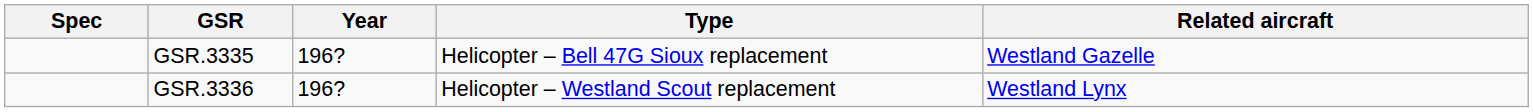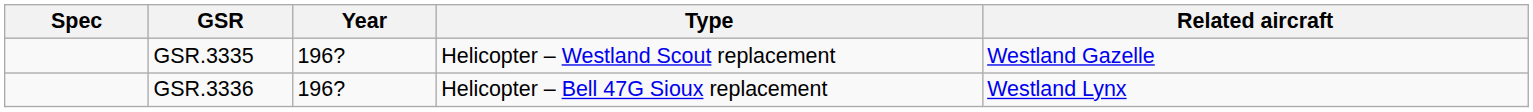(634, 55) Helicopter – Bell 47G Sioux replacement -> (638, 55) Helicopter – Westland Scout replacement
(638, 89) Helicopter – Westland Scout replacement -> (634, 89) Helicopter – Bell 47G Sioux replacement
